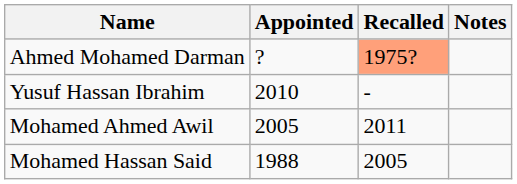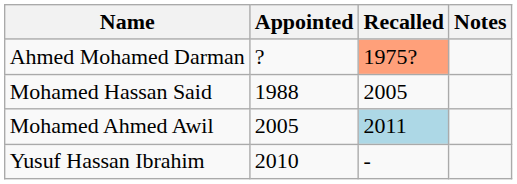rows swapped: (111, 160) <-> (107, 91)
(385, 126) no background -> (385, 126) lightblue background
